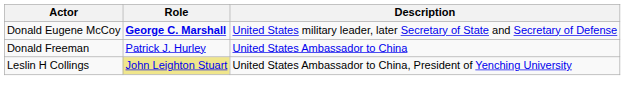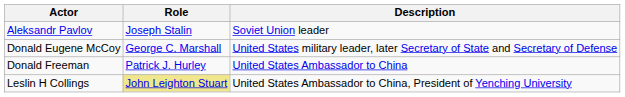+ row: (50, 30)
(176, 30) bold -> (173, 48) normal
